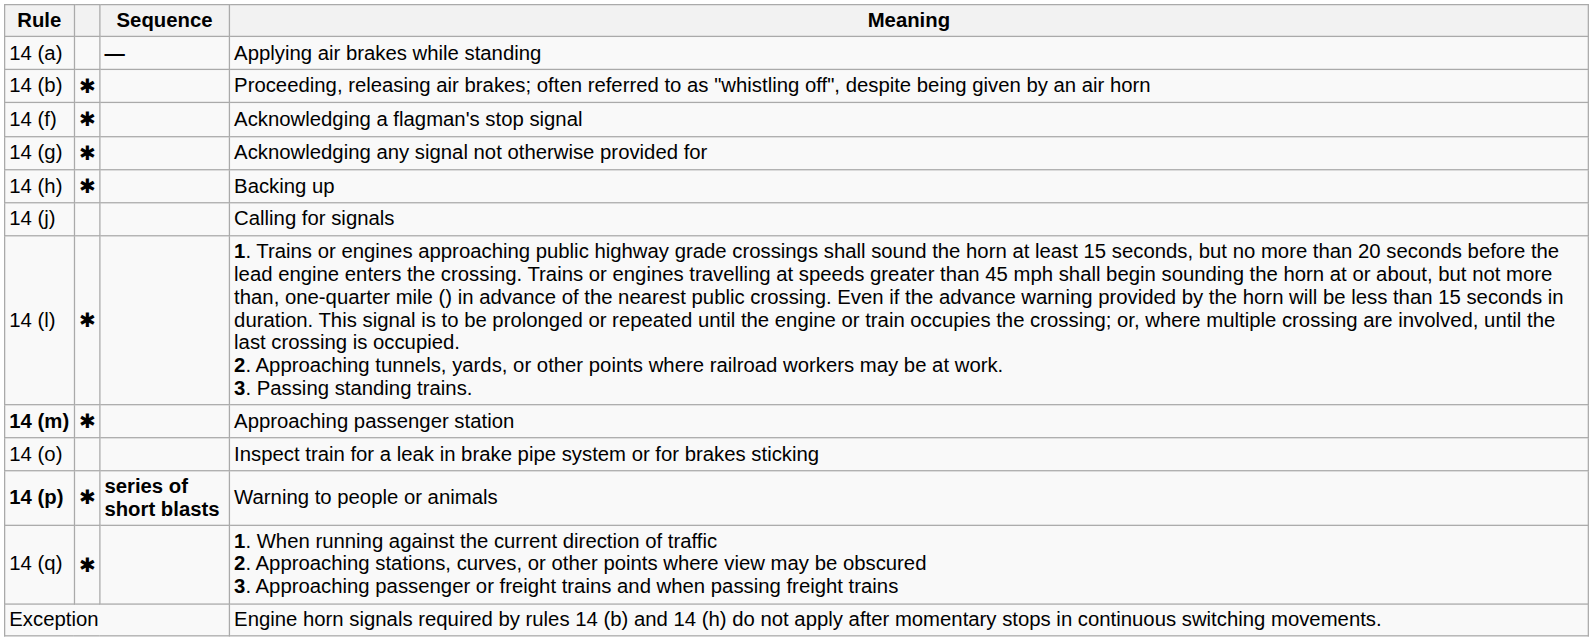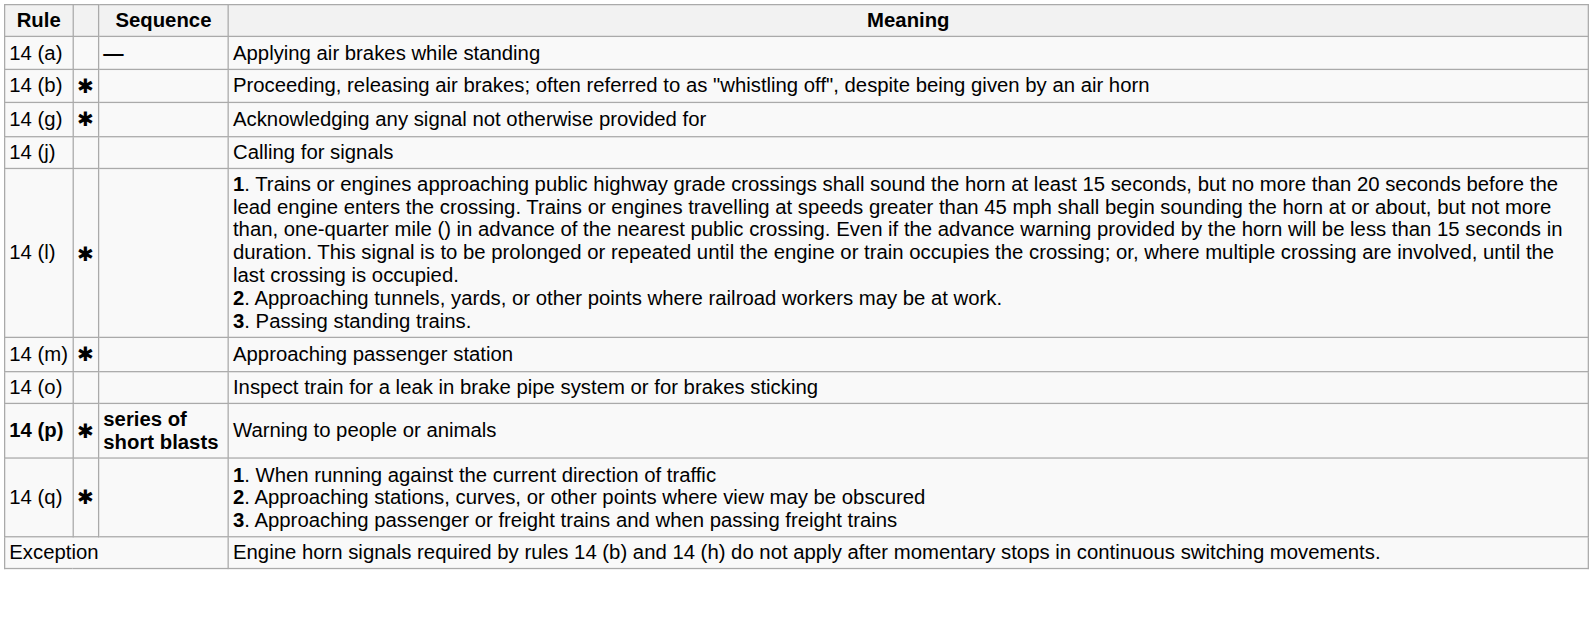- row: (408, 119)
- row: (284, 186)
(39, 421) bold -> (39, 354) normal
